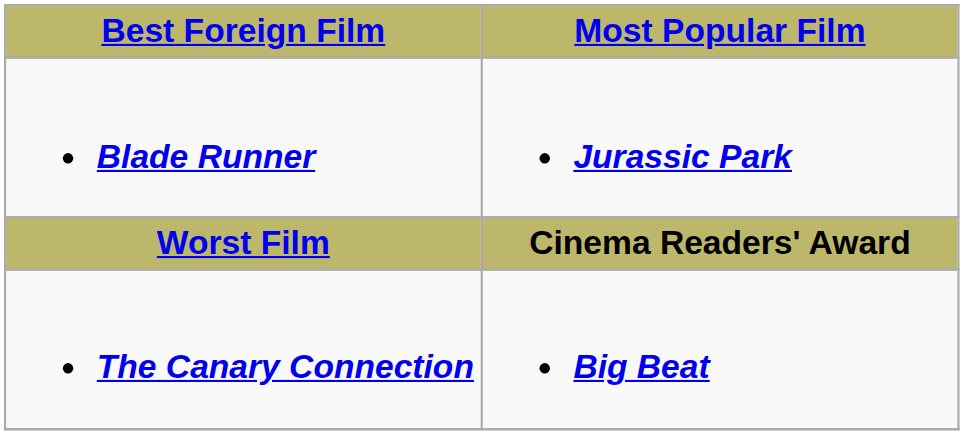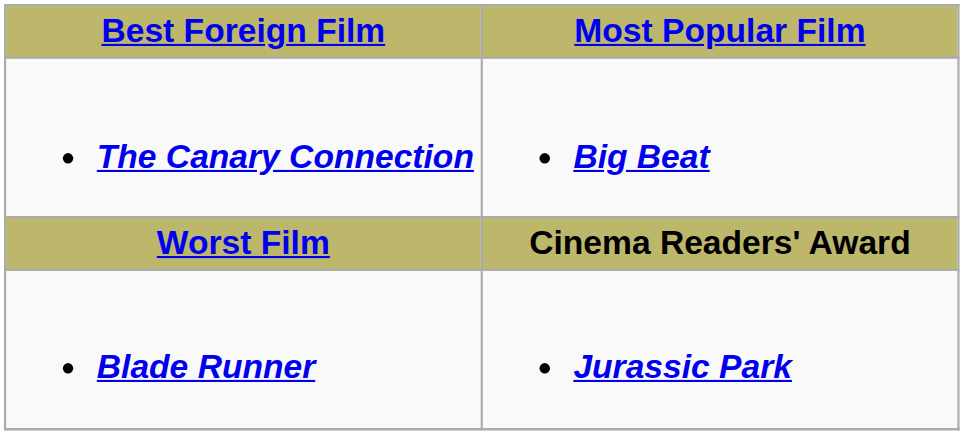rows swapped: (243, 156) <-> (243, 368)
